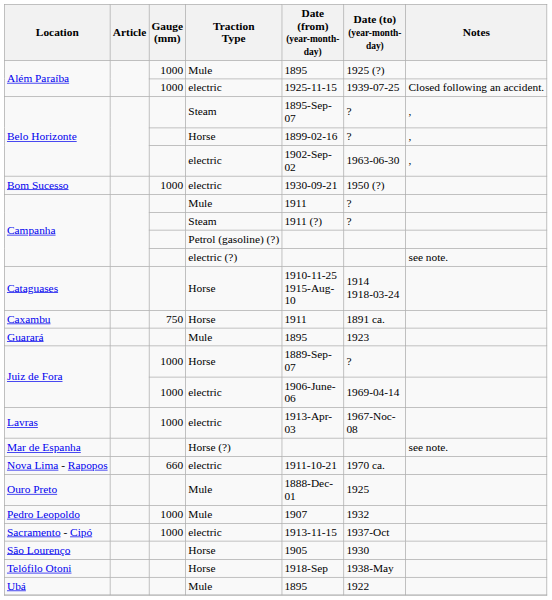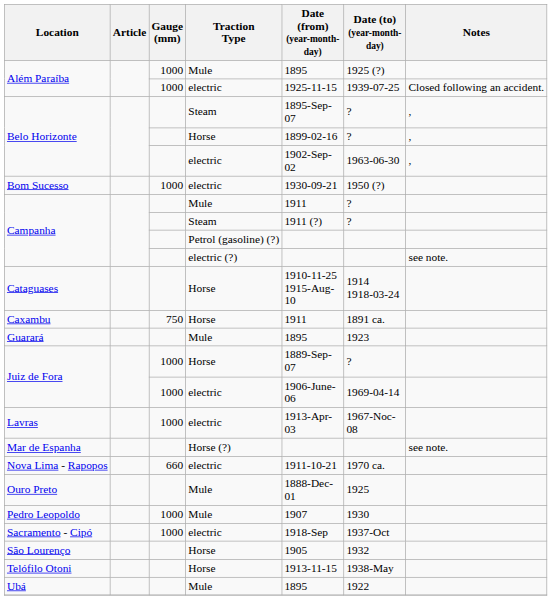(358, 514) 1932 -> (358, 514) 1930
(311, 532) 1913-11-15 -> (306, 532) 1918-Sep
(358, 550) 1930 -> (358, 550) 1932
(306, 568) 1918-Sep -> (311, 568) 1913-11-15
